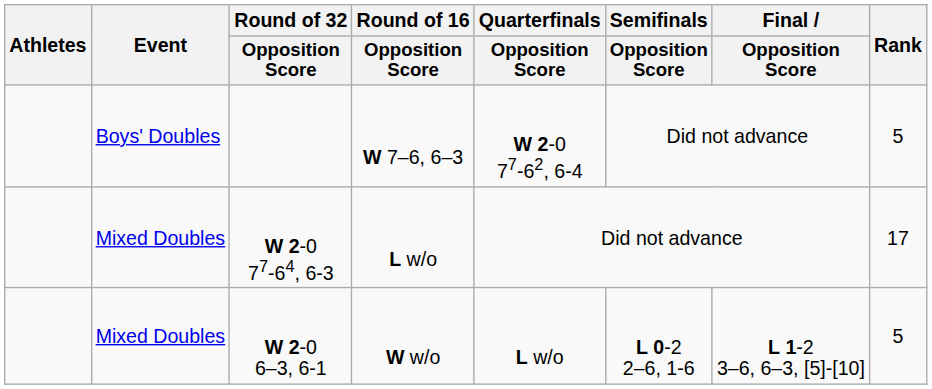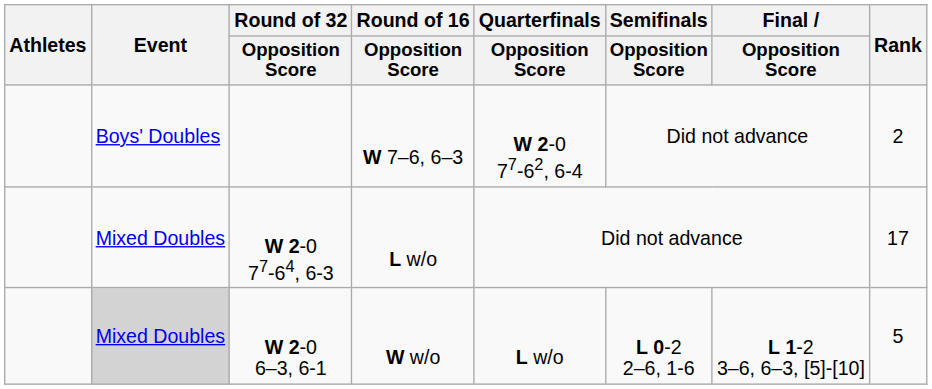(898, 136) 5 -> (898, 136) 2
(160, 336) no background -> (160, 336) lightgrey background
